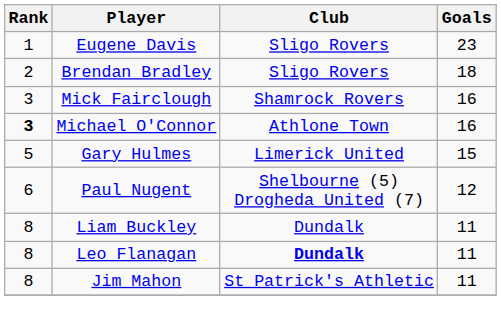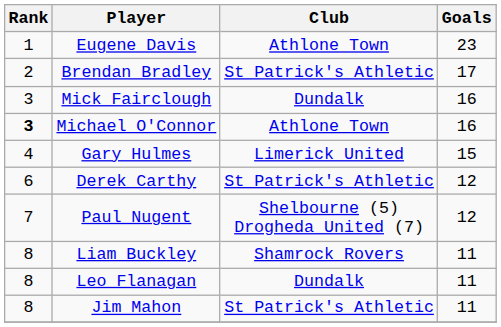(329, 45) Sligo Rovers -> (329, 45) Athlone Town
(329, 72) Sligo Rovers -> (329, 72) St Patrick's Athletic
(467, 72) 18 -> (467, 72) 17
(329, 100) Shamrock Rovers -> (329, 100) Dundalk
(29, 154) 5 -> (29, 154) 4
+ row: (136, 181)
(29, 191) 6 -> (29, 218) 7
(329, 227) Dundalk -> (329, 254) Shamrock Rovers
(329, 254) bold -> (329, 281) normal
